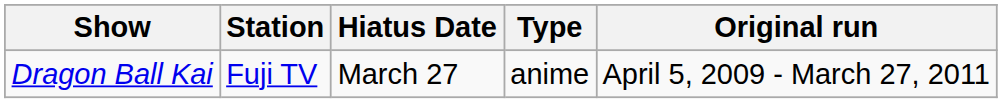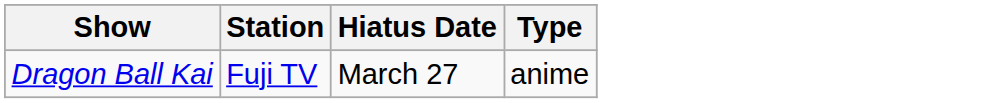- column: (796, 27)
